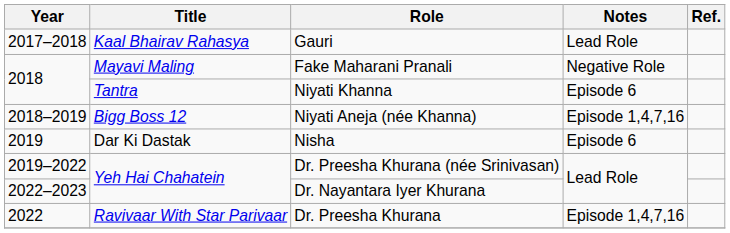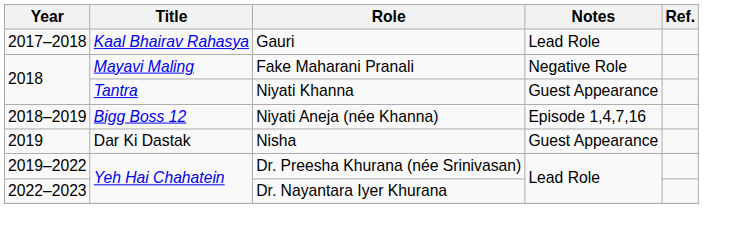(601, 91) Episode 6 -> (593, 91) Guest Appearance
(601, 141) Episode 6 -> (593, 141) Guest Appearance
- row: (368, 215)
